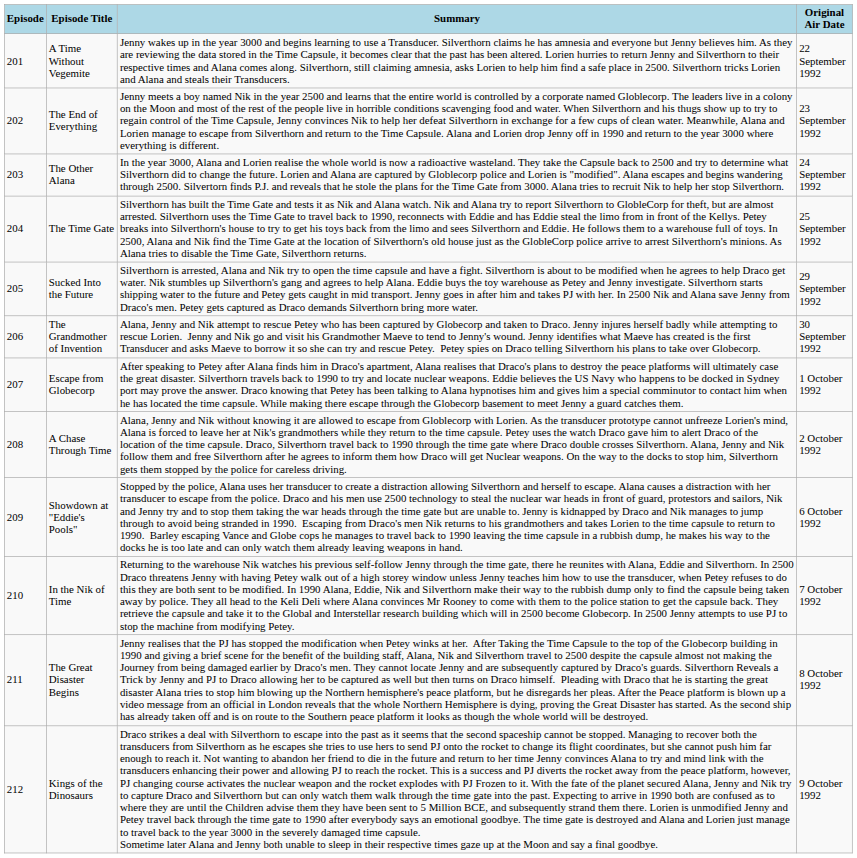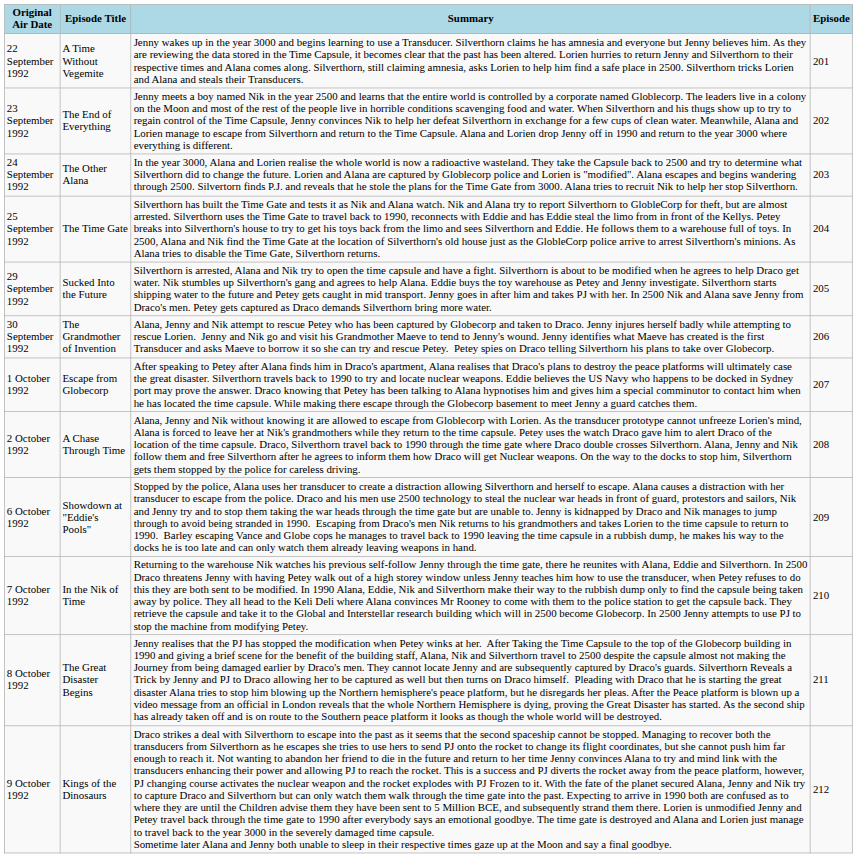columns swapped: (25, 19) <-> (824, 19)
